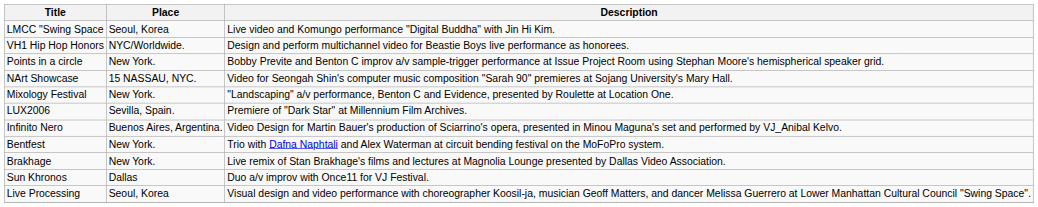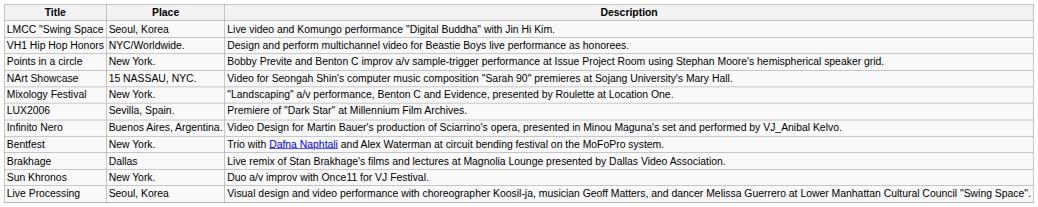(132, 161) New York. -> (123, 161) Dallas
(123, 177) Dallas -> (132, 177) New York.
